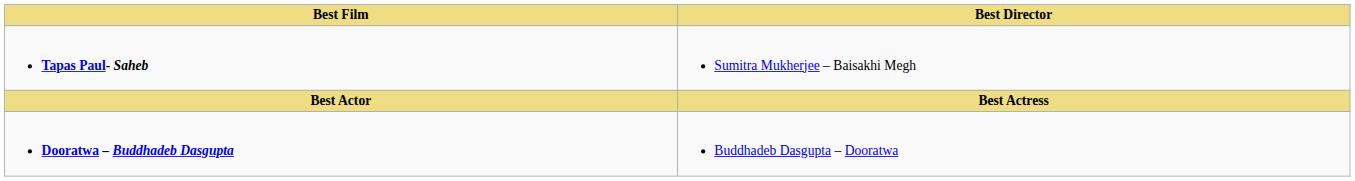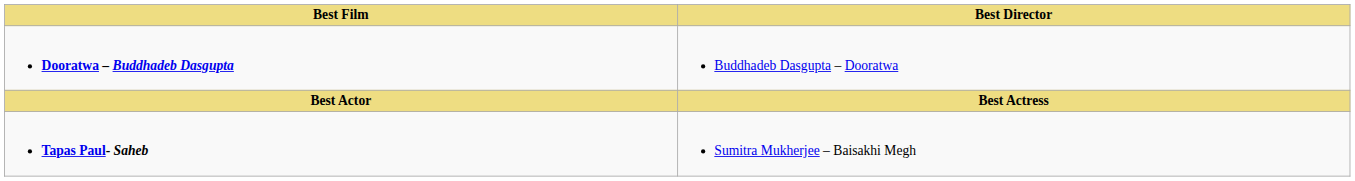rows swapped: (341, 151) <-> (341, 66)
